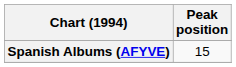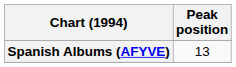(202, 51) 15 -> (202, 51) 13
